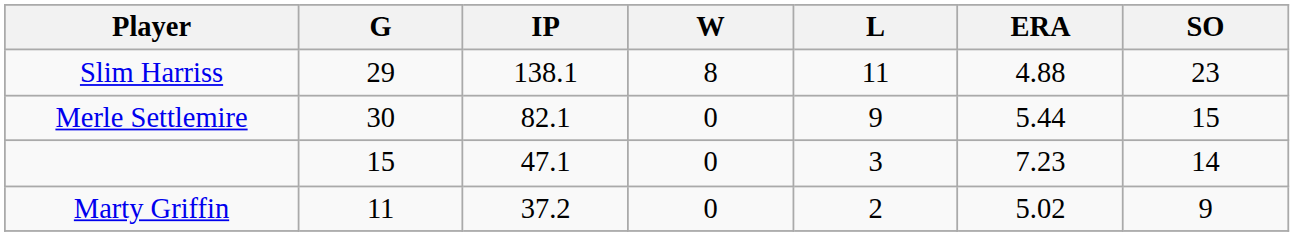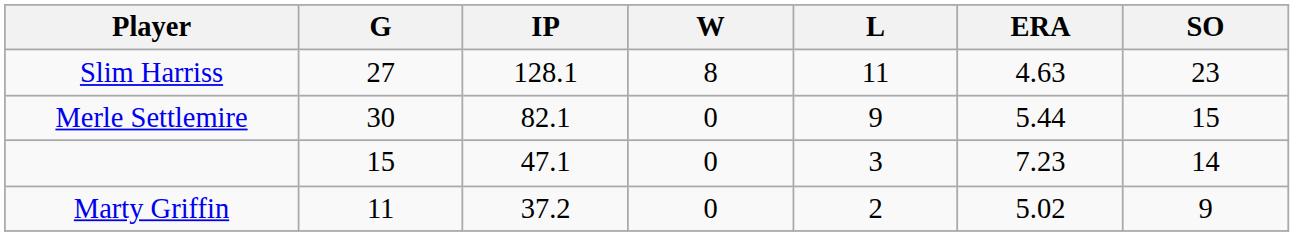(381, 72) 29 -> (381, 72) 27
(546, 72) 138.1 -> (546, 72) 128.1
(1040, 72) 4.88 -> (1040, 72) 4.63
